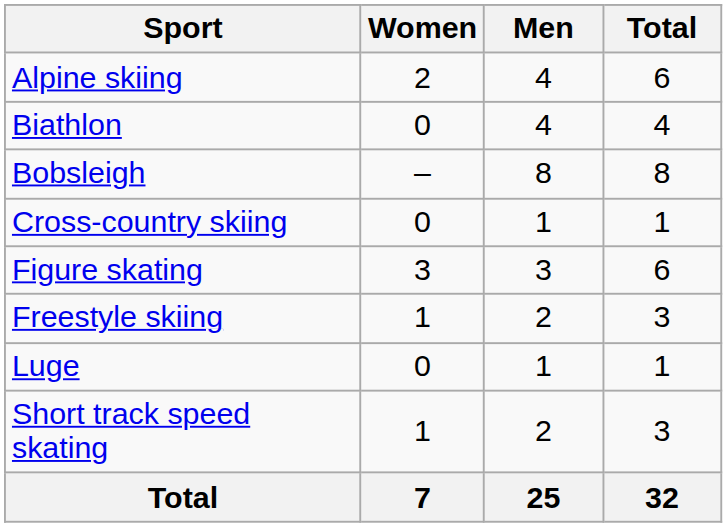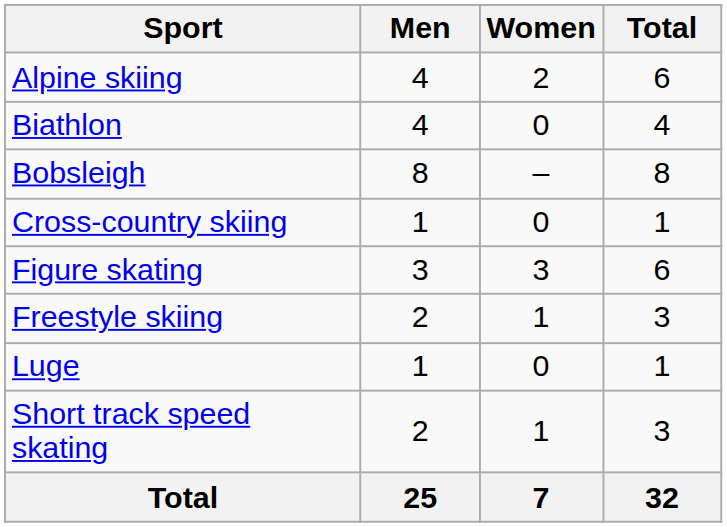columns swapped: (543, 28) <-> (423, 28)
